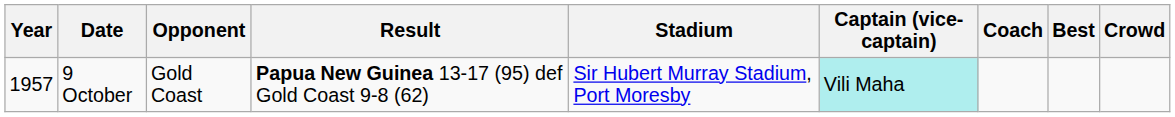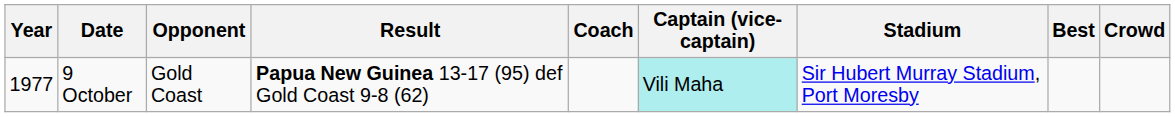columns swapped: (694, 31) <-> (1013, 31)
(31, 84) 1957 -> (31, 84) 1977
